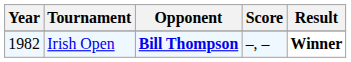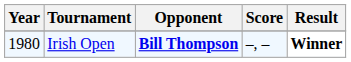(24, 44) 1982 -> (24, 44) 1980
